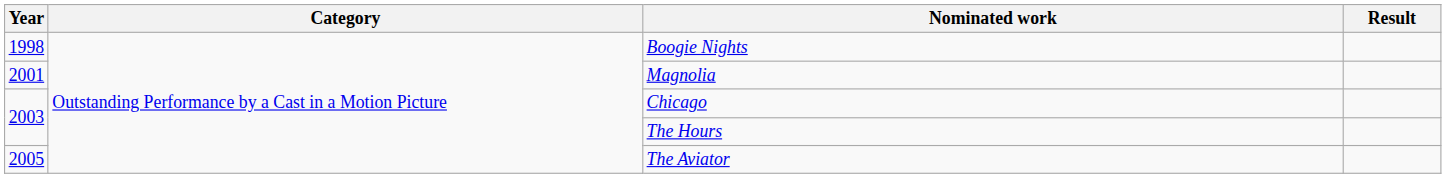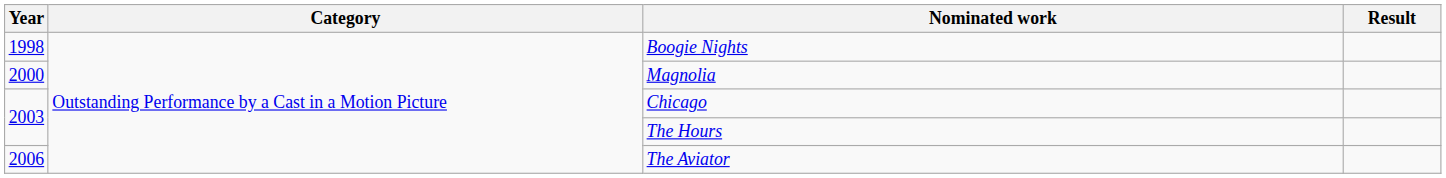(26, 74) 2001 -> (26, 74) 2000
(26, 159) 2005 -> (26, 159) 2006
